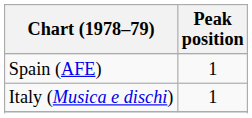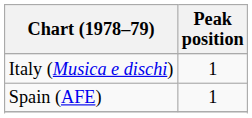rows swapped: (91, 97) <-> (55, 68)
